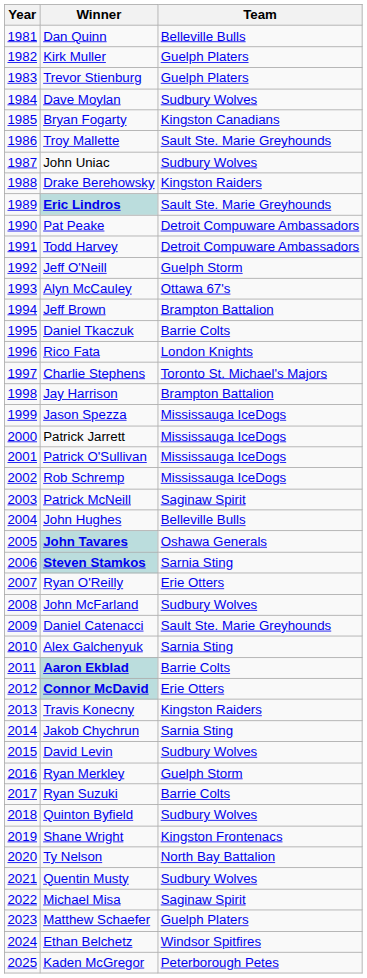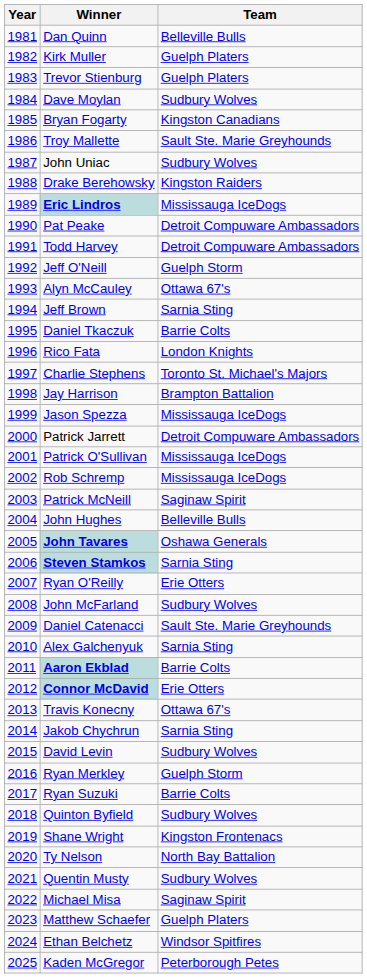(246, 204) Sault Ste. Marie Greyhounds -> (223, 204) Mississauga IceDogs
(217, 309) Brampton Battalion -> (197, 309) Sarnia Sting
(223, 436) Mississauga IceDogs -> (260, 436) Detroit Compuware Ambassadors
(211, 710) Kingston Raiders -> (196, 710) Ottawa 67's
